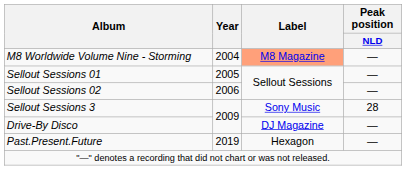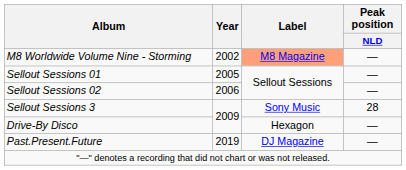(227, 57) 2004 -> (227, 57) 2002
(292, 125) DJ Magazine -> (292, 125) Hexagon
(292, 142) Hexagon -> (292, 142) DJ Magazine
